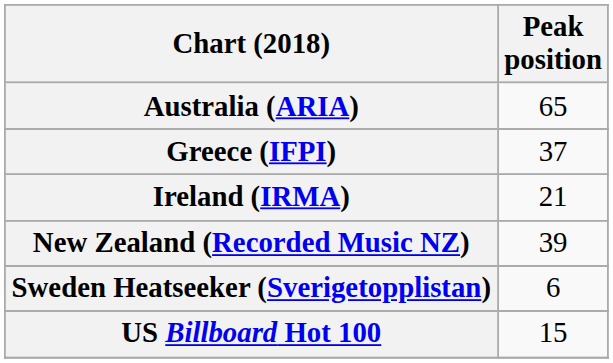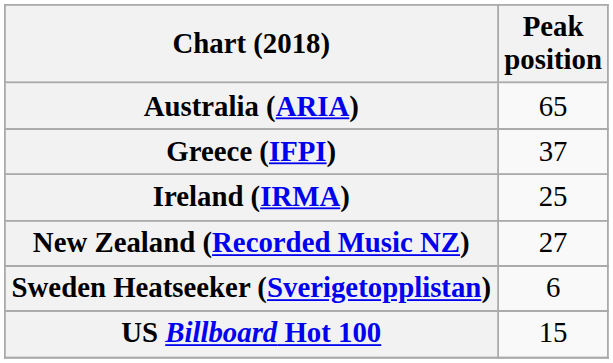(553, 196) 21 -> (553, 196) 25
(553, 242) 39 -> (553, 242) 27
